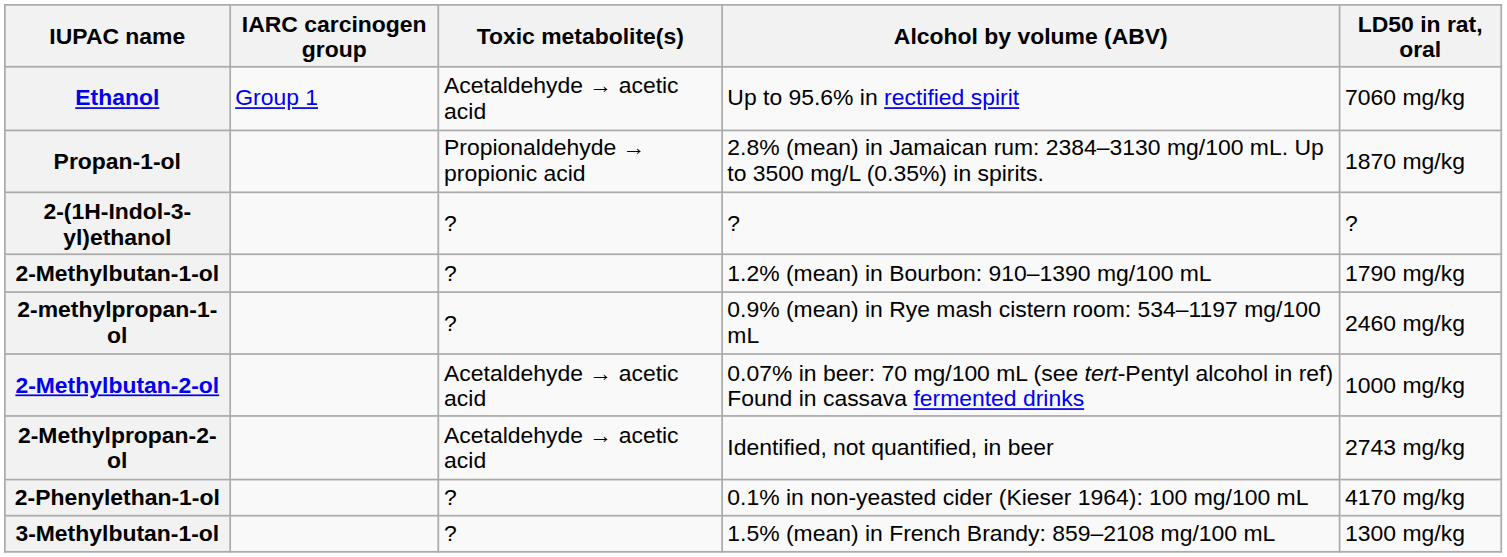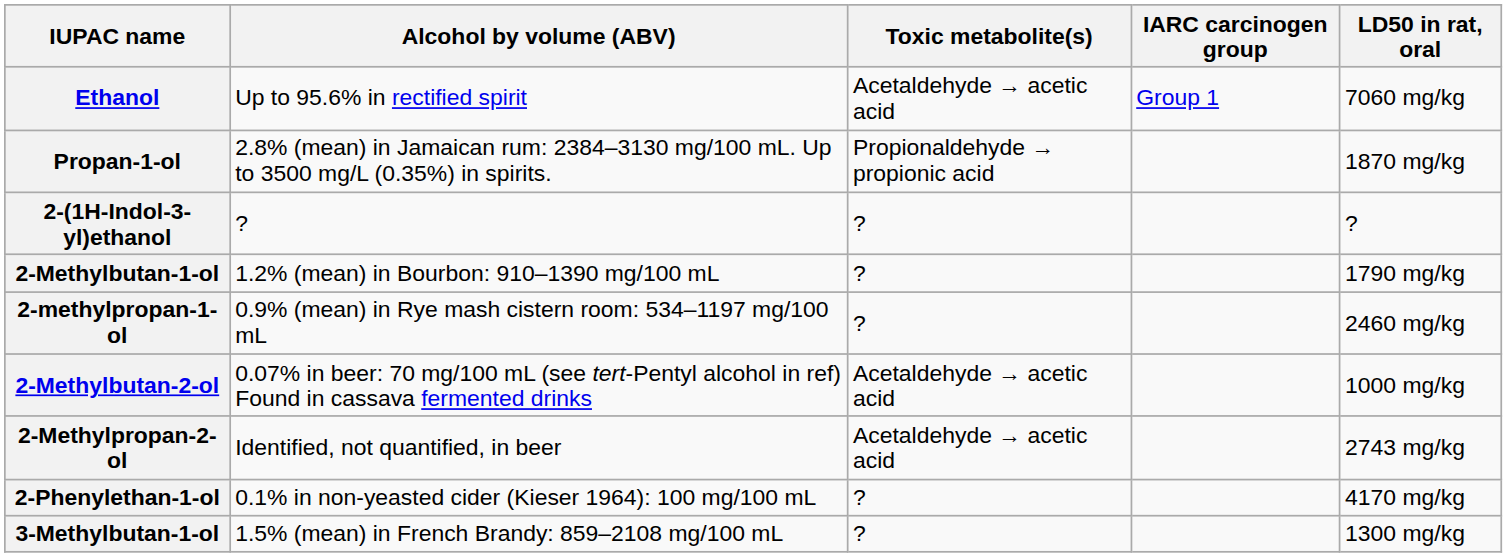columns swapped: (334, 36) <-> (1031, 36)
